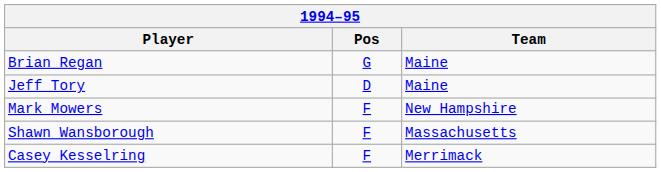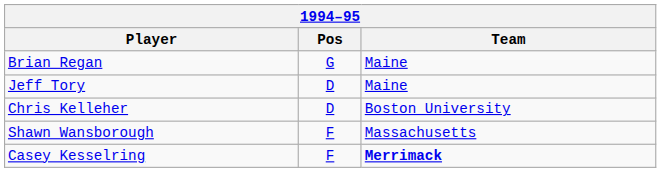+ row: (68, 109)
- row: (55, 109)
(444, 156) normal -> (403, 156) bold
